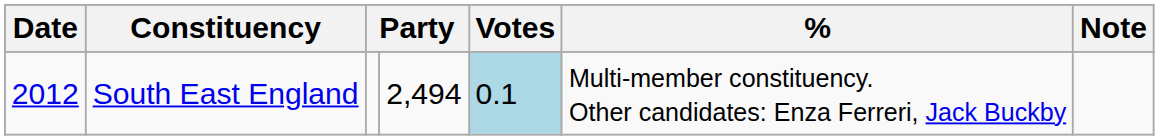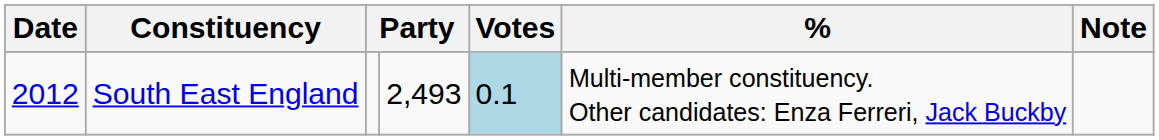(424, 92) 2,494 -> (424, 92) 2,493
